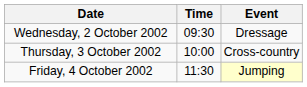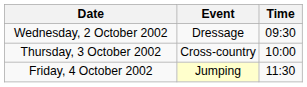columns swapped: (199, 14) <-> (262, 14)
